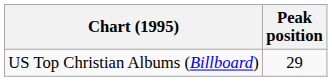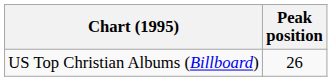(295, 62) 29 -> (295, 62) 26
